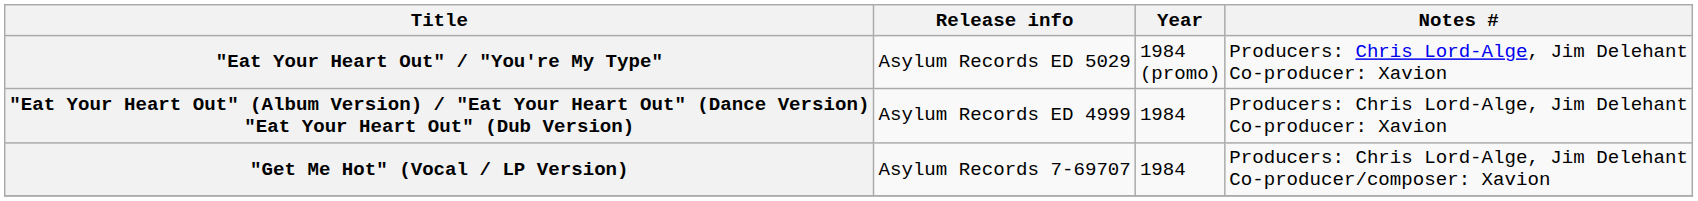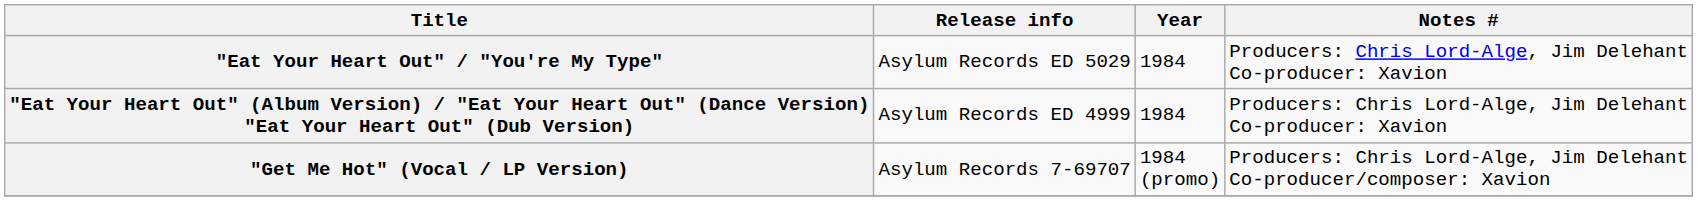(1180, 62) 1984 (promo) -> (1163, 62) 1984
(1163, 169) 1984 -> (1180, 169) 1984 (promo)
